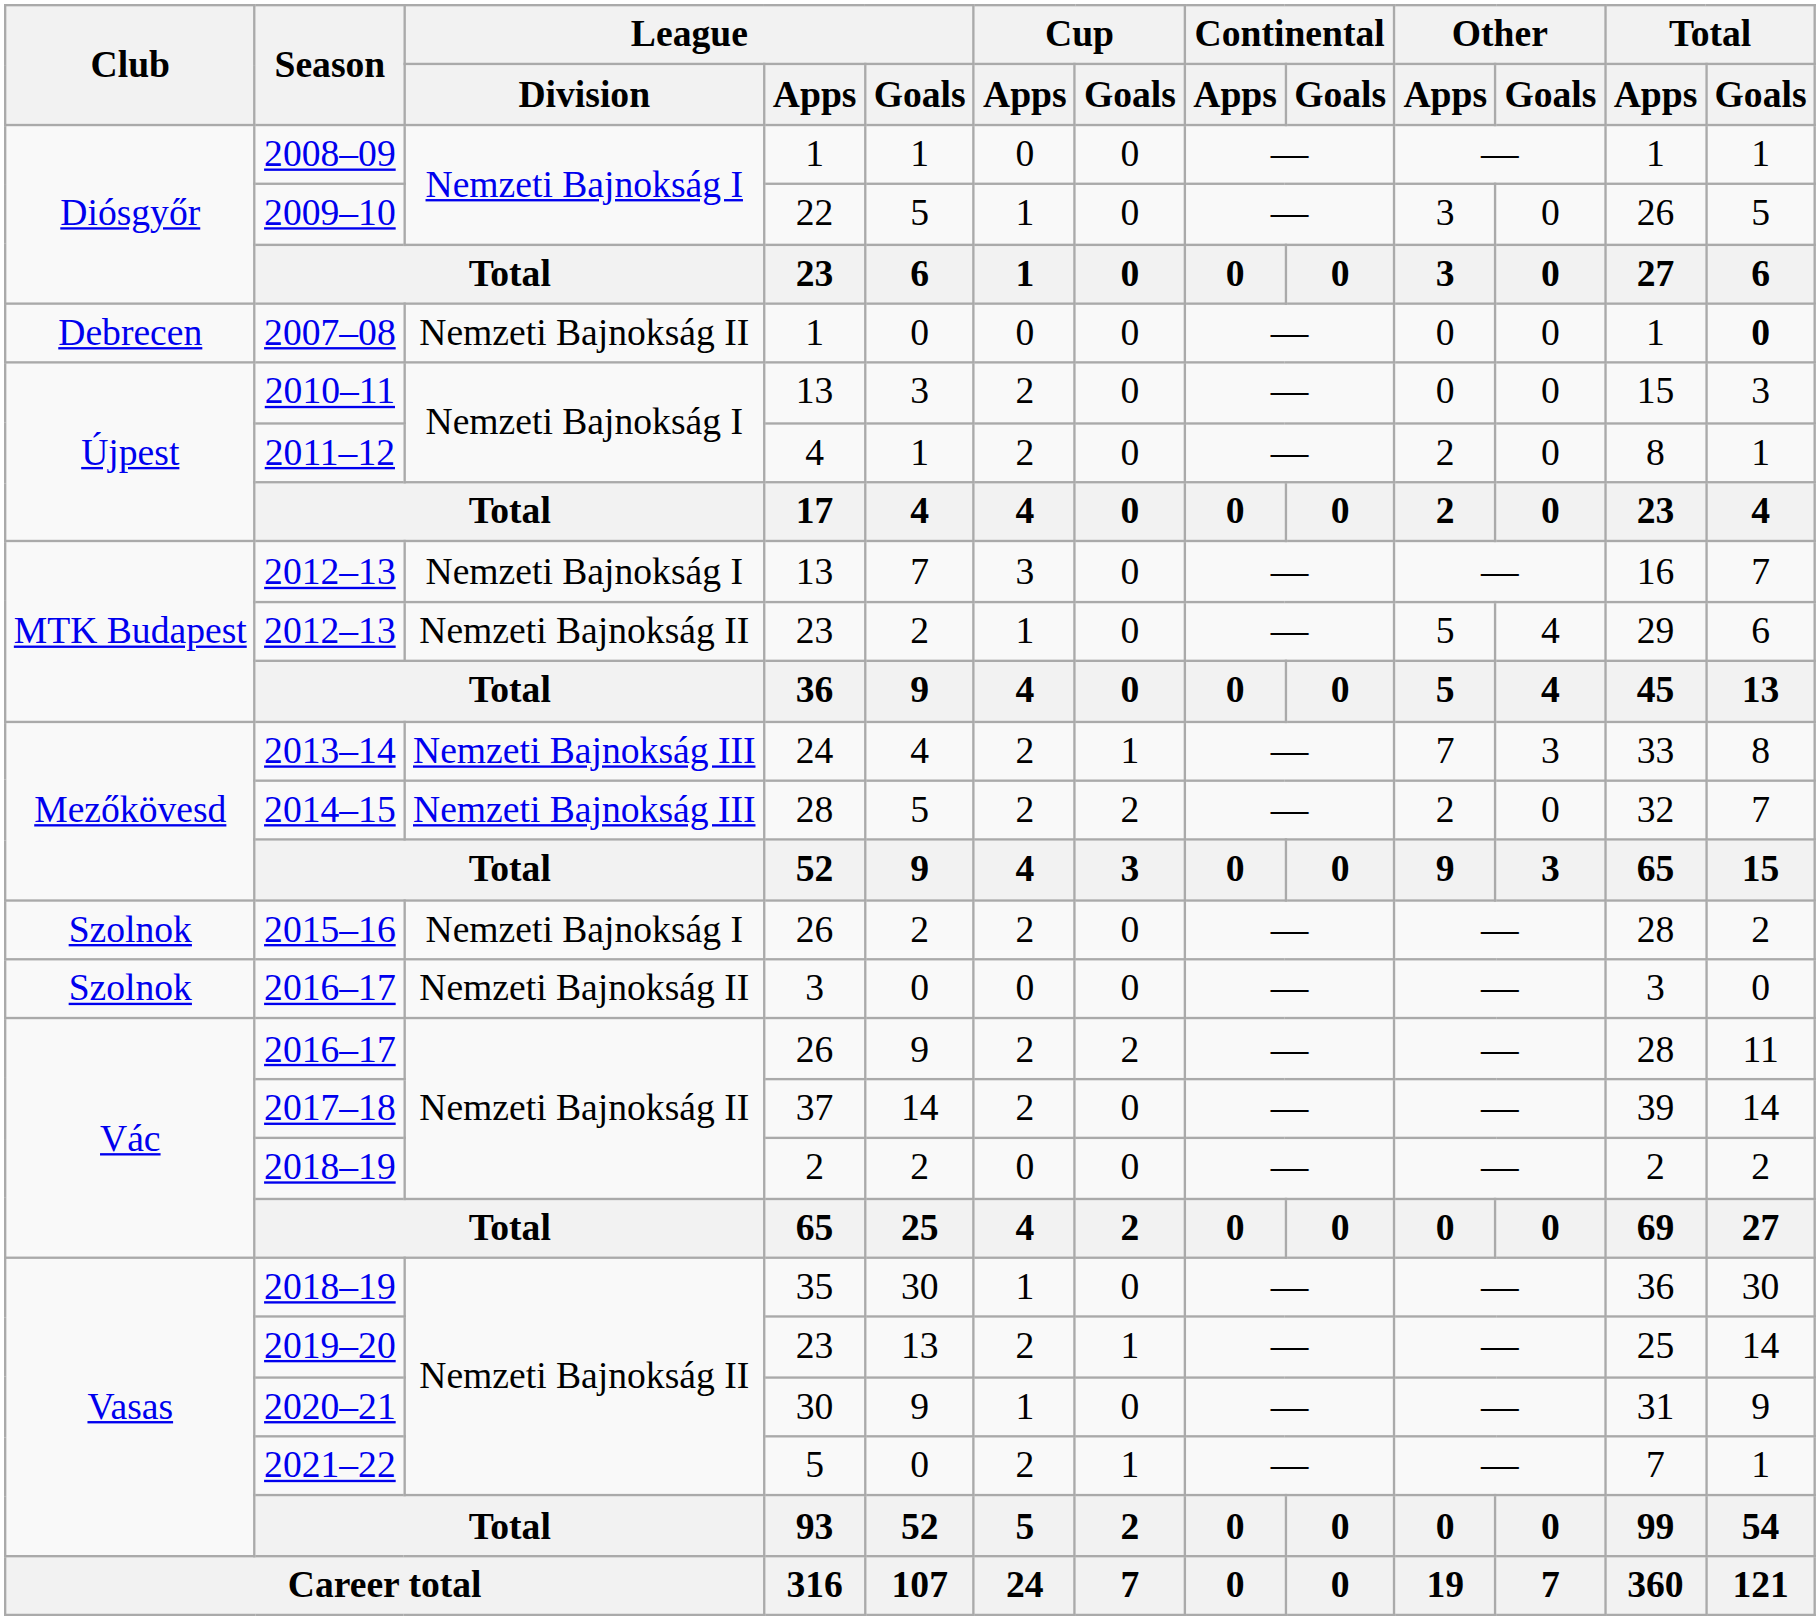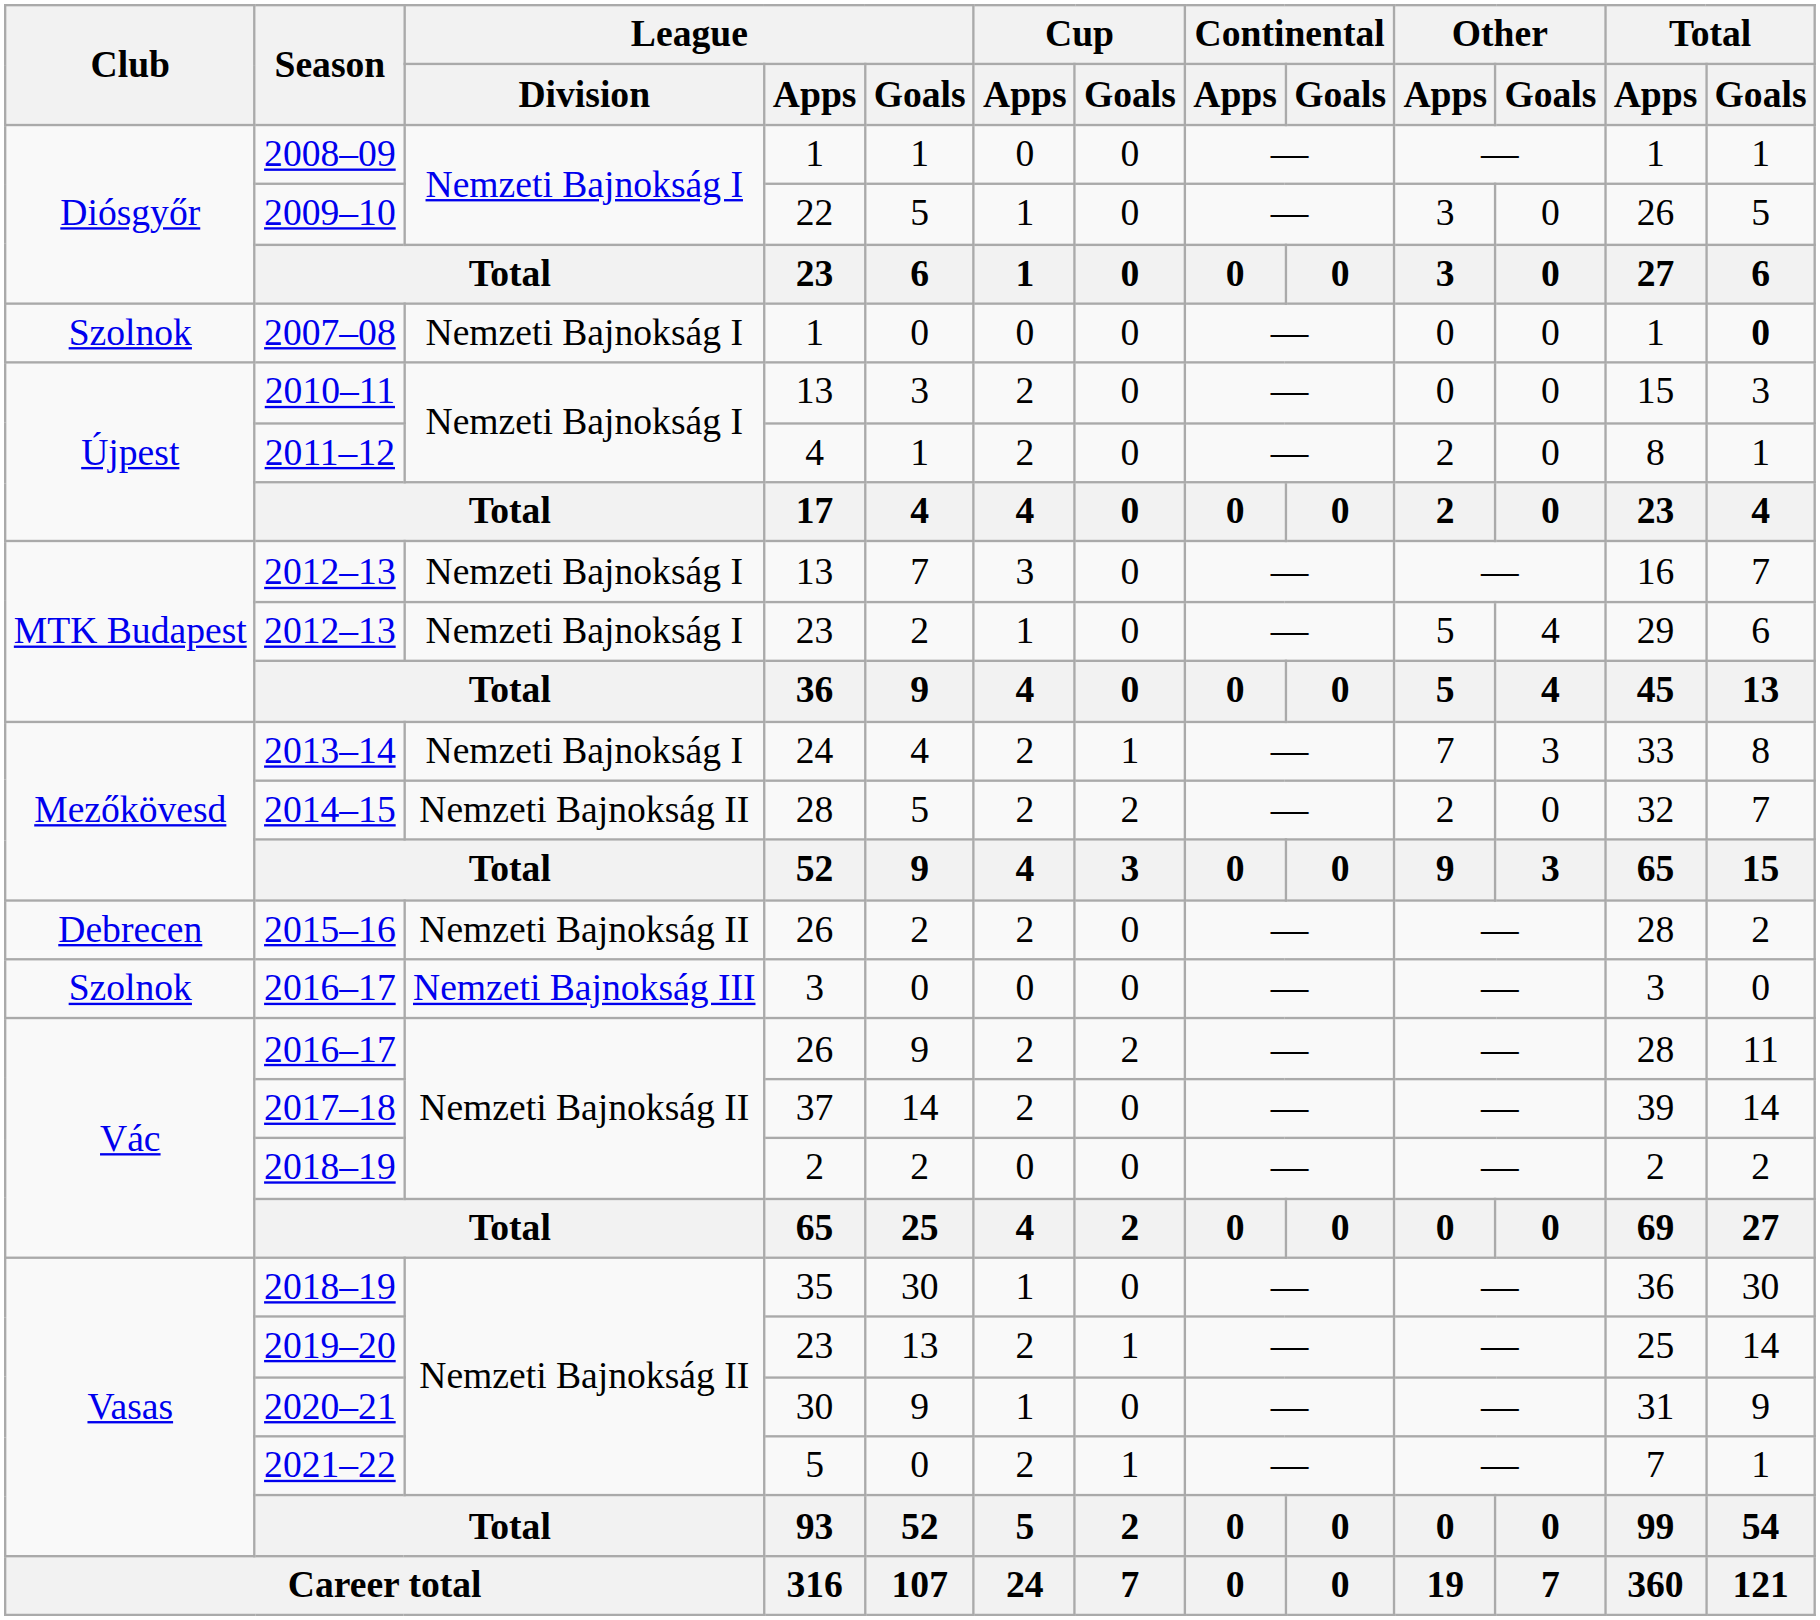(130, 332) Debrecen -> (130, 332) Szolnok
(584, 332) Nemzeti Bajnokság II -> (584, 332) Nemzeti Bajnokság I
(584, 630) Nemzeti Bajnokság II -> (584, 630) Nemzeti Bajnokság I
(584, 749) Nemzeti Bajnokság III -> (584, 749) Nemzeti Bajnokság I
(584, 809) Nemzeti Bajnokság III -> (584, 809) Nemzeti Bajnokság II
(130, 928) Szolnok -> (130, 928) Debrecen
(584, 928) Nemzeti Bajnokság I -> (584, 928) Nemzeti Bajnokság II
(584, 988) Nemzeti Bajnokság II -> (584, 988) Nemzeti Bajnokság III
